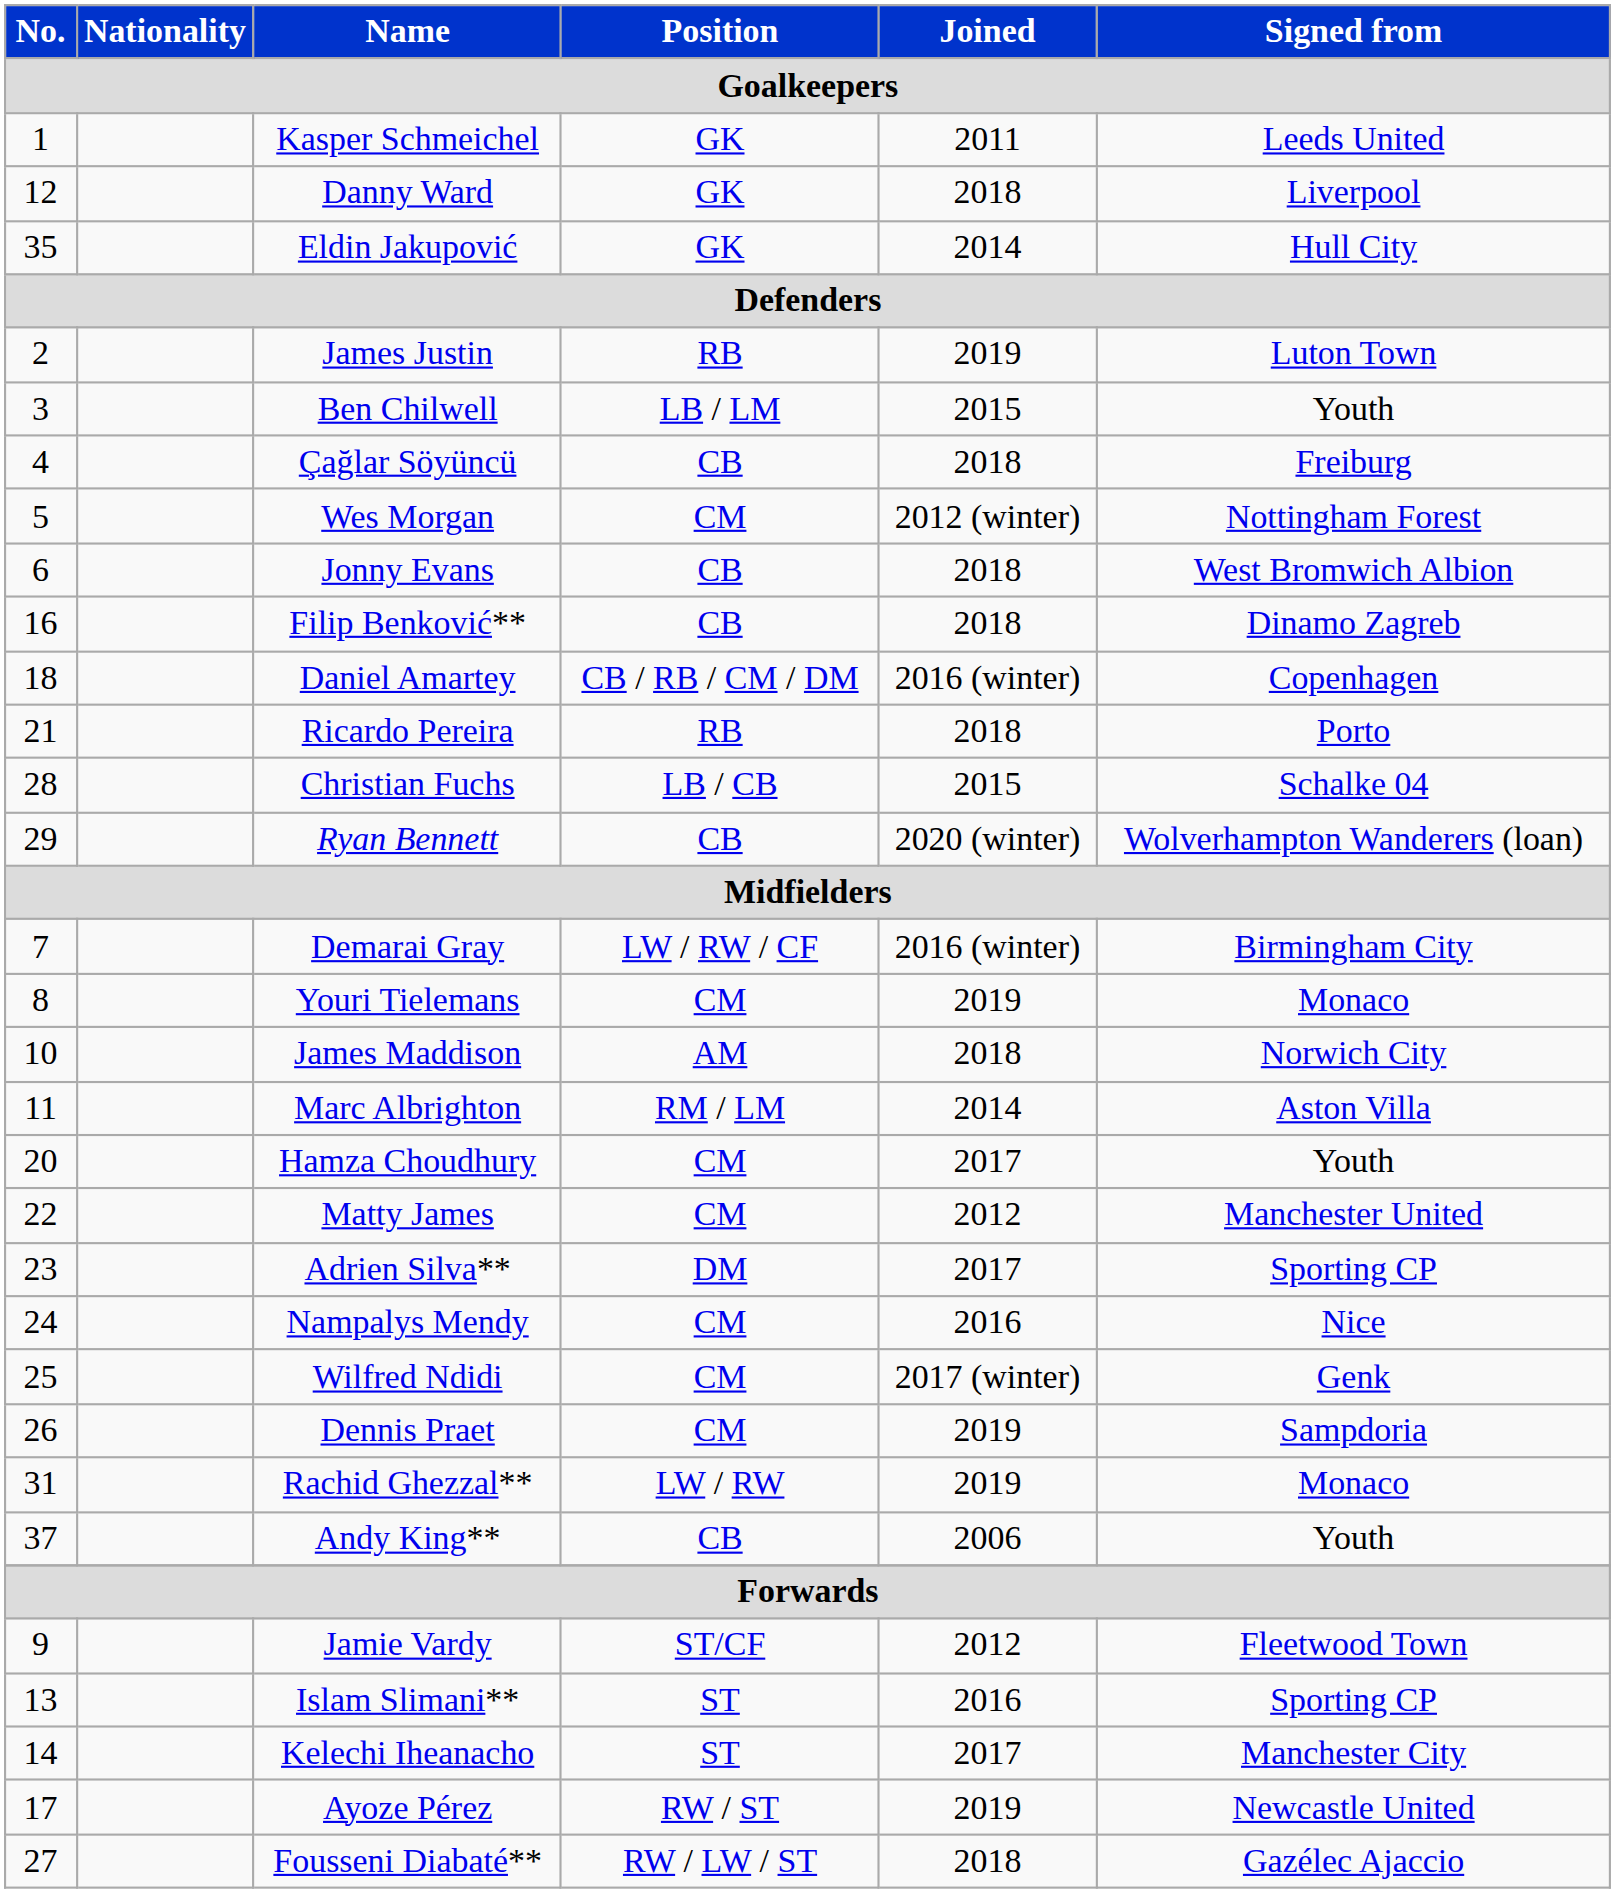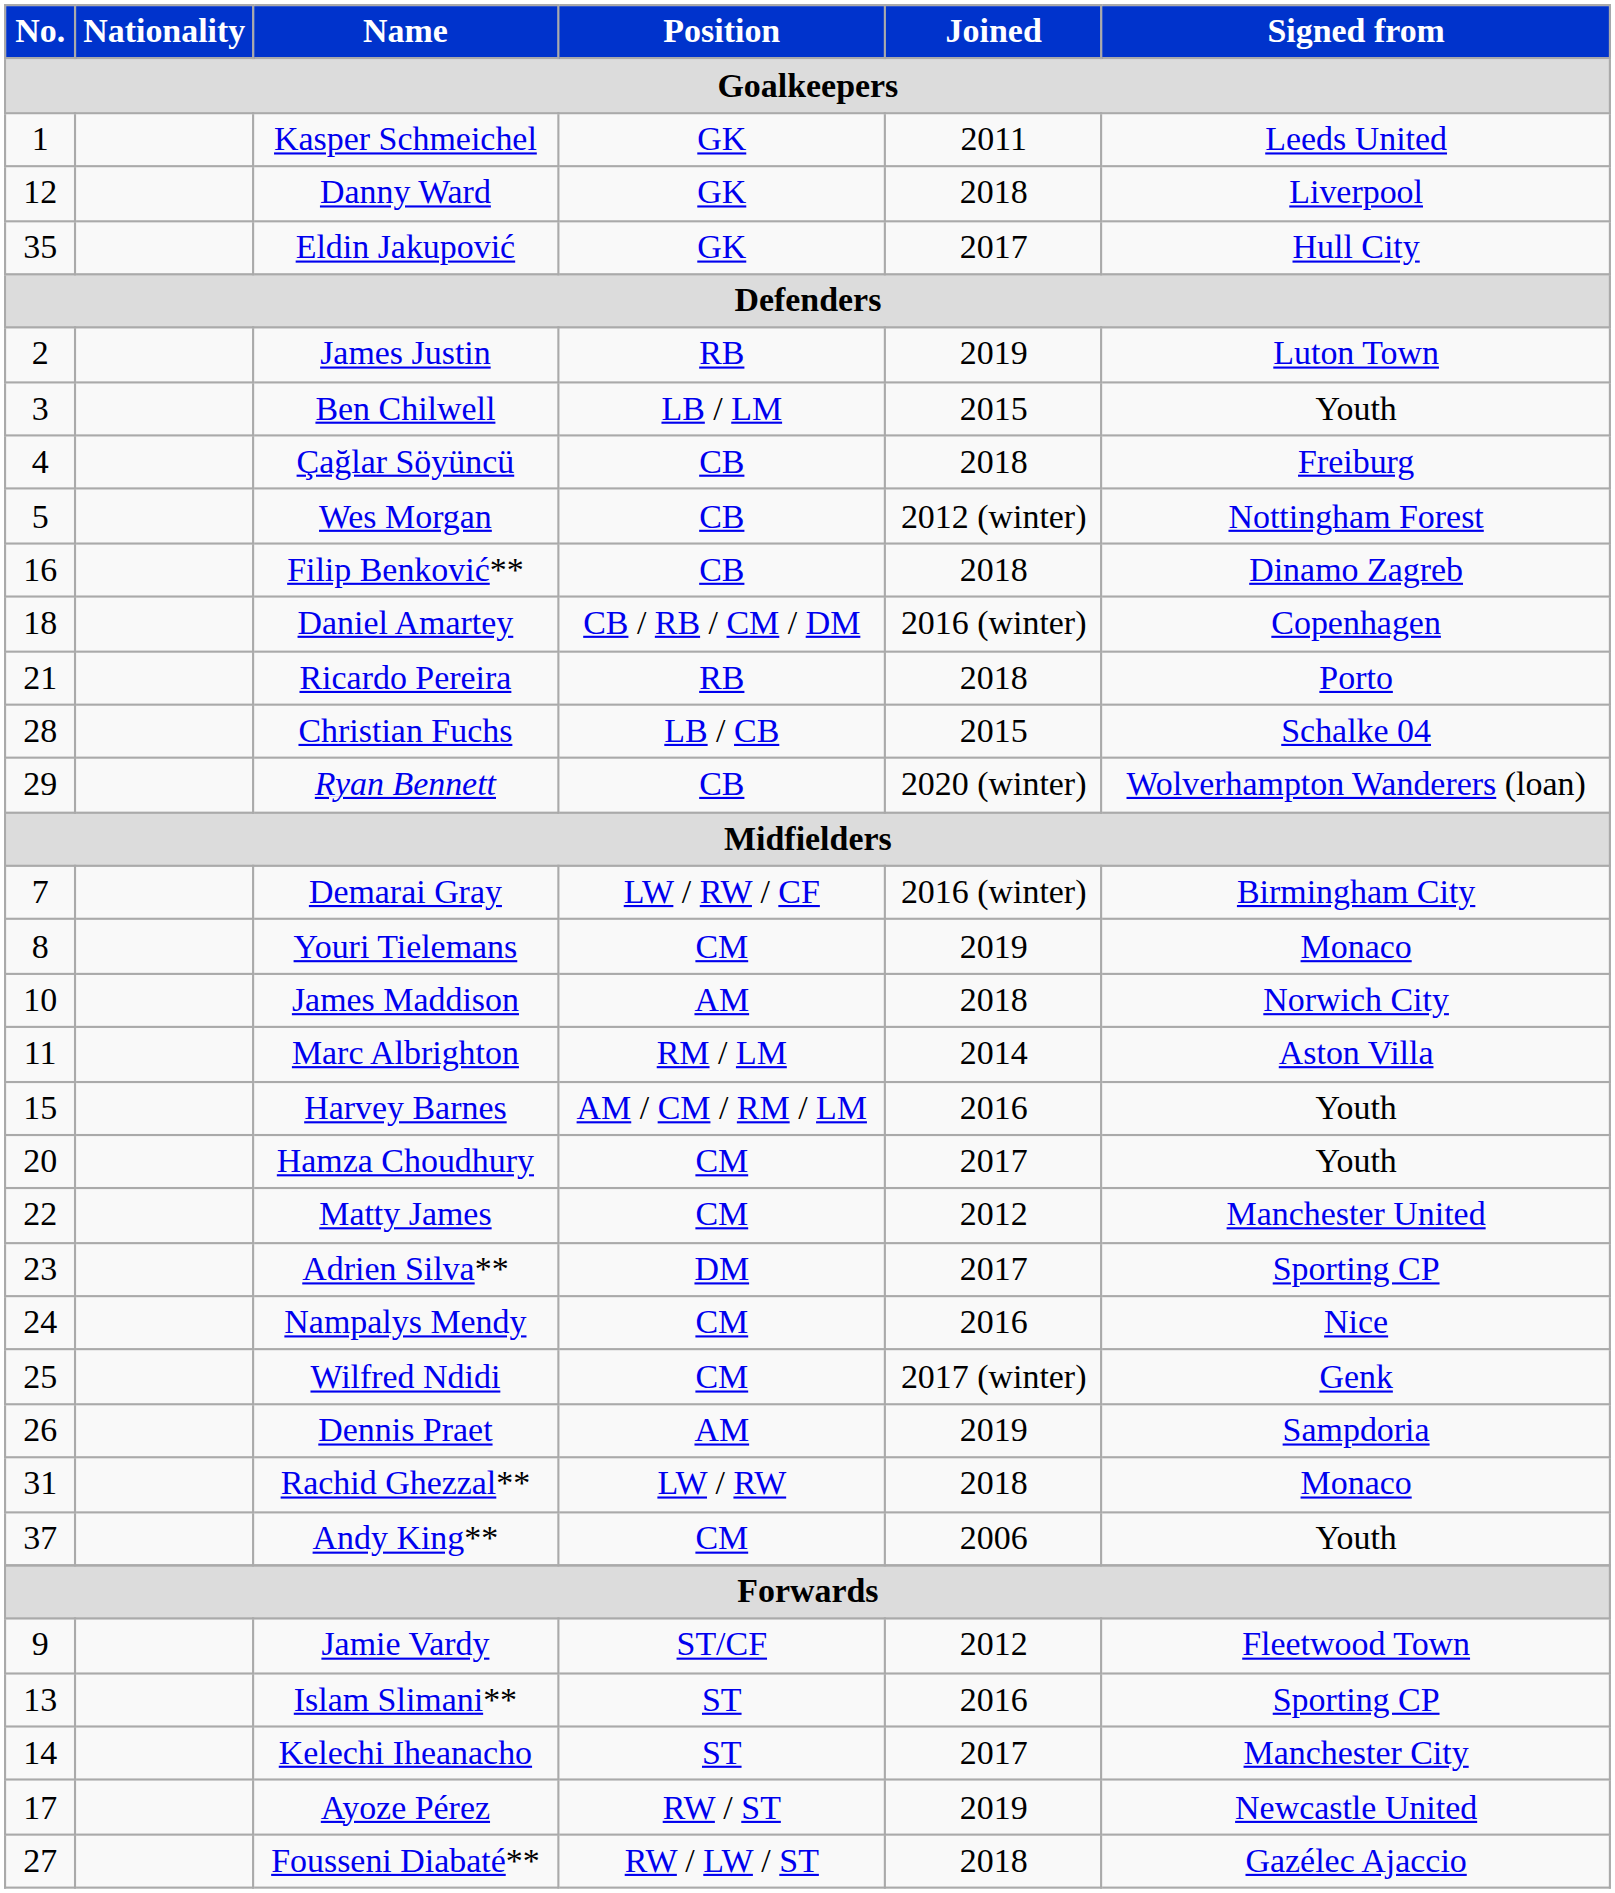(987, 246) 2014 -> (994, 246) 2017
(720, 515) CM -> (722, 515) CB
- row: (408, 569)
+ row: (405, 1107)
(720, 1430) CM -> (722, 1430) AM
(987, 1483) 2019 -> (994, 1483) 2018
(720, 1537) CB -> (722, 1537) CM
